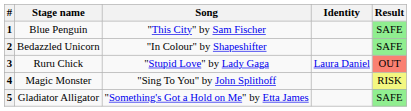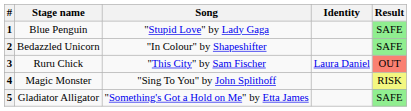(207, 30) "This City" by Sam Fischer -> (207, 30) "Stupid Love" by Lady Gaga
(207, 64) "Stupid Love" by Lady Gaga -> (207, 64) "This City" by Sam Fischer
